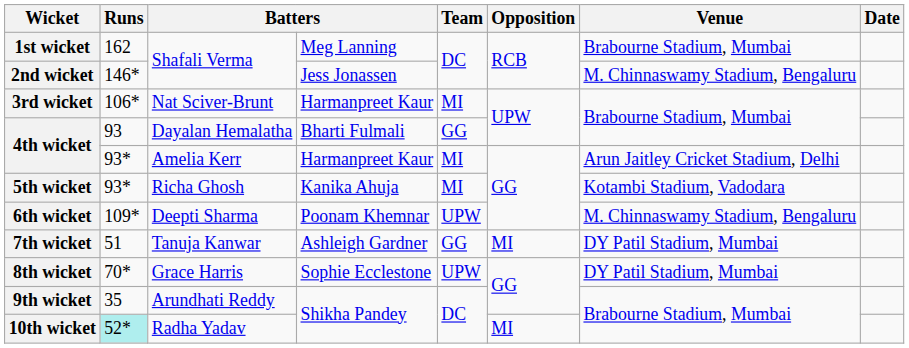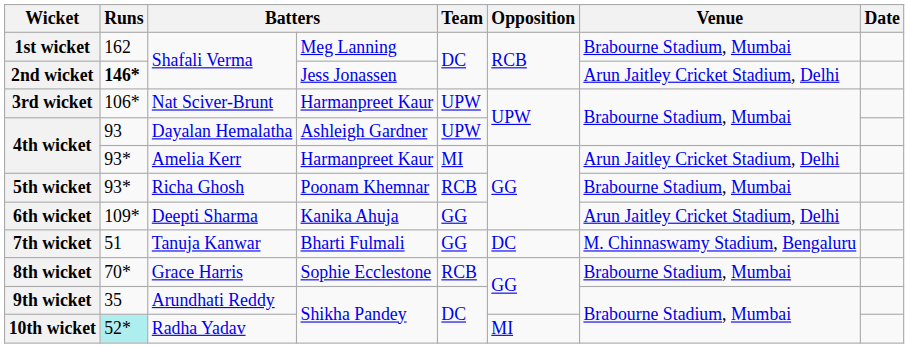(122, 74) normal -> (122, 74) bold
(720, 74) M. Chinnaswamy Stadium, Bengaluru -> (711, 74) Arun Jaitley Cricket Stadium, Delhi
(452, 103) MI -> (461, 103) UPW
(353, 131) Bharti Fulmali -> (364, 131) Ashleigh Gardner
(454, 131) GG -> (461, 131) UPW
(350, 187) Kanika Ahuja -> (365, 187) Poonam Khemnar
(452, 187) MI -> (459, 187) RCB
(684, 187) Kotambi Stadium, Vadodara -> (687, 187) Brabourne Stadium, Mumbai
(365, 215) Poonam Khemnar -> (350, 215) Kanika Ahuja
(461, 215) UPW -> (454, 215) GG
(720, 215) M. Chinnaswamy Stadium, Bengaluru -> (711, 215) Arun Jaitley Cricket Stadium, Delhi
(364, 243) Ashleigh Gardner -> (353, 243) Bharti Fulmali
(502, 243) MI -> (504, 243) DC
(681, 243) DY Patil Stadium, Mumbai -> (720, 243) M. Chinnaswamy Stadium, Bengaluru
(461, 272) UPW -> (459, 272) RCB
(681, 272) DY Patil Stadium, Mumbai -> (687, 272) Brabourne Stadium, Mumbai
